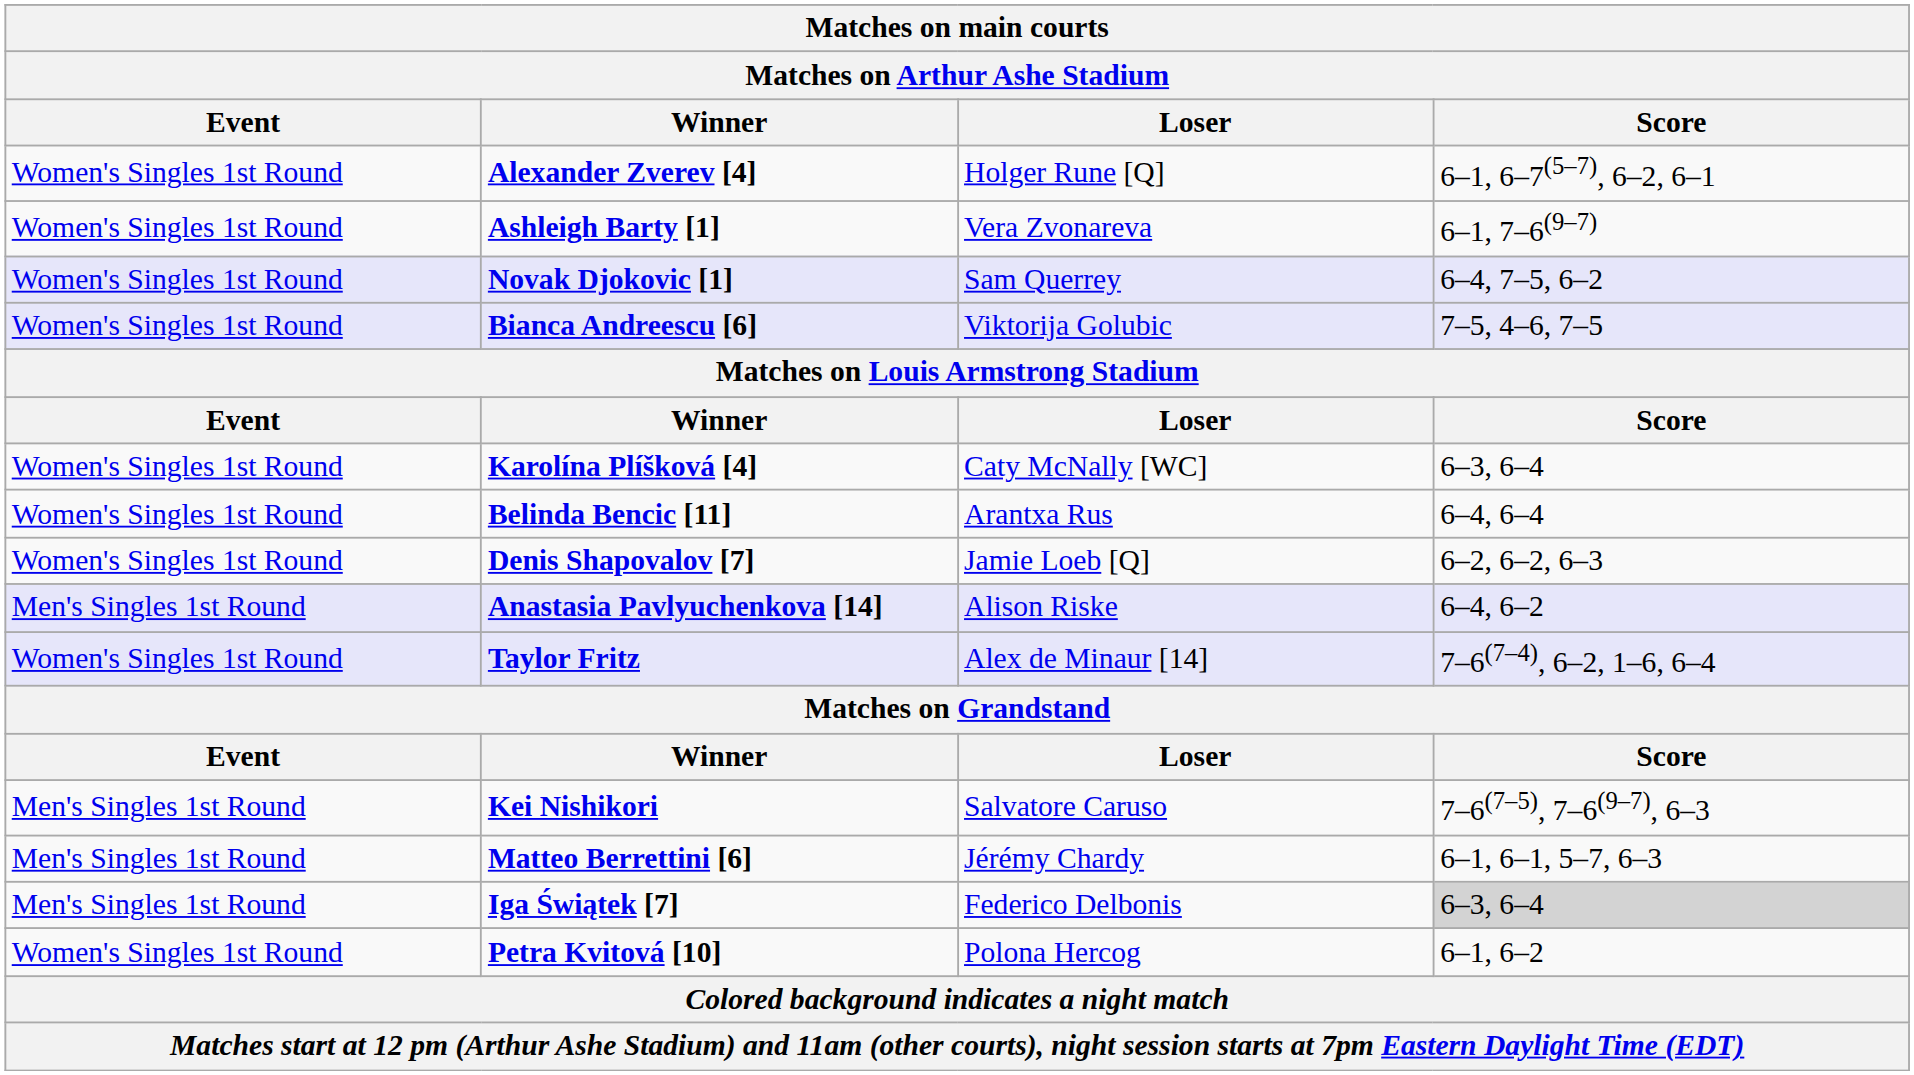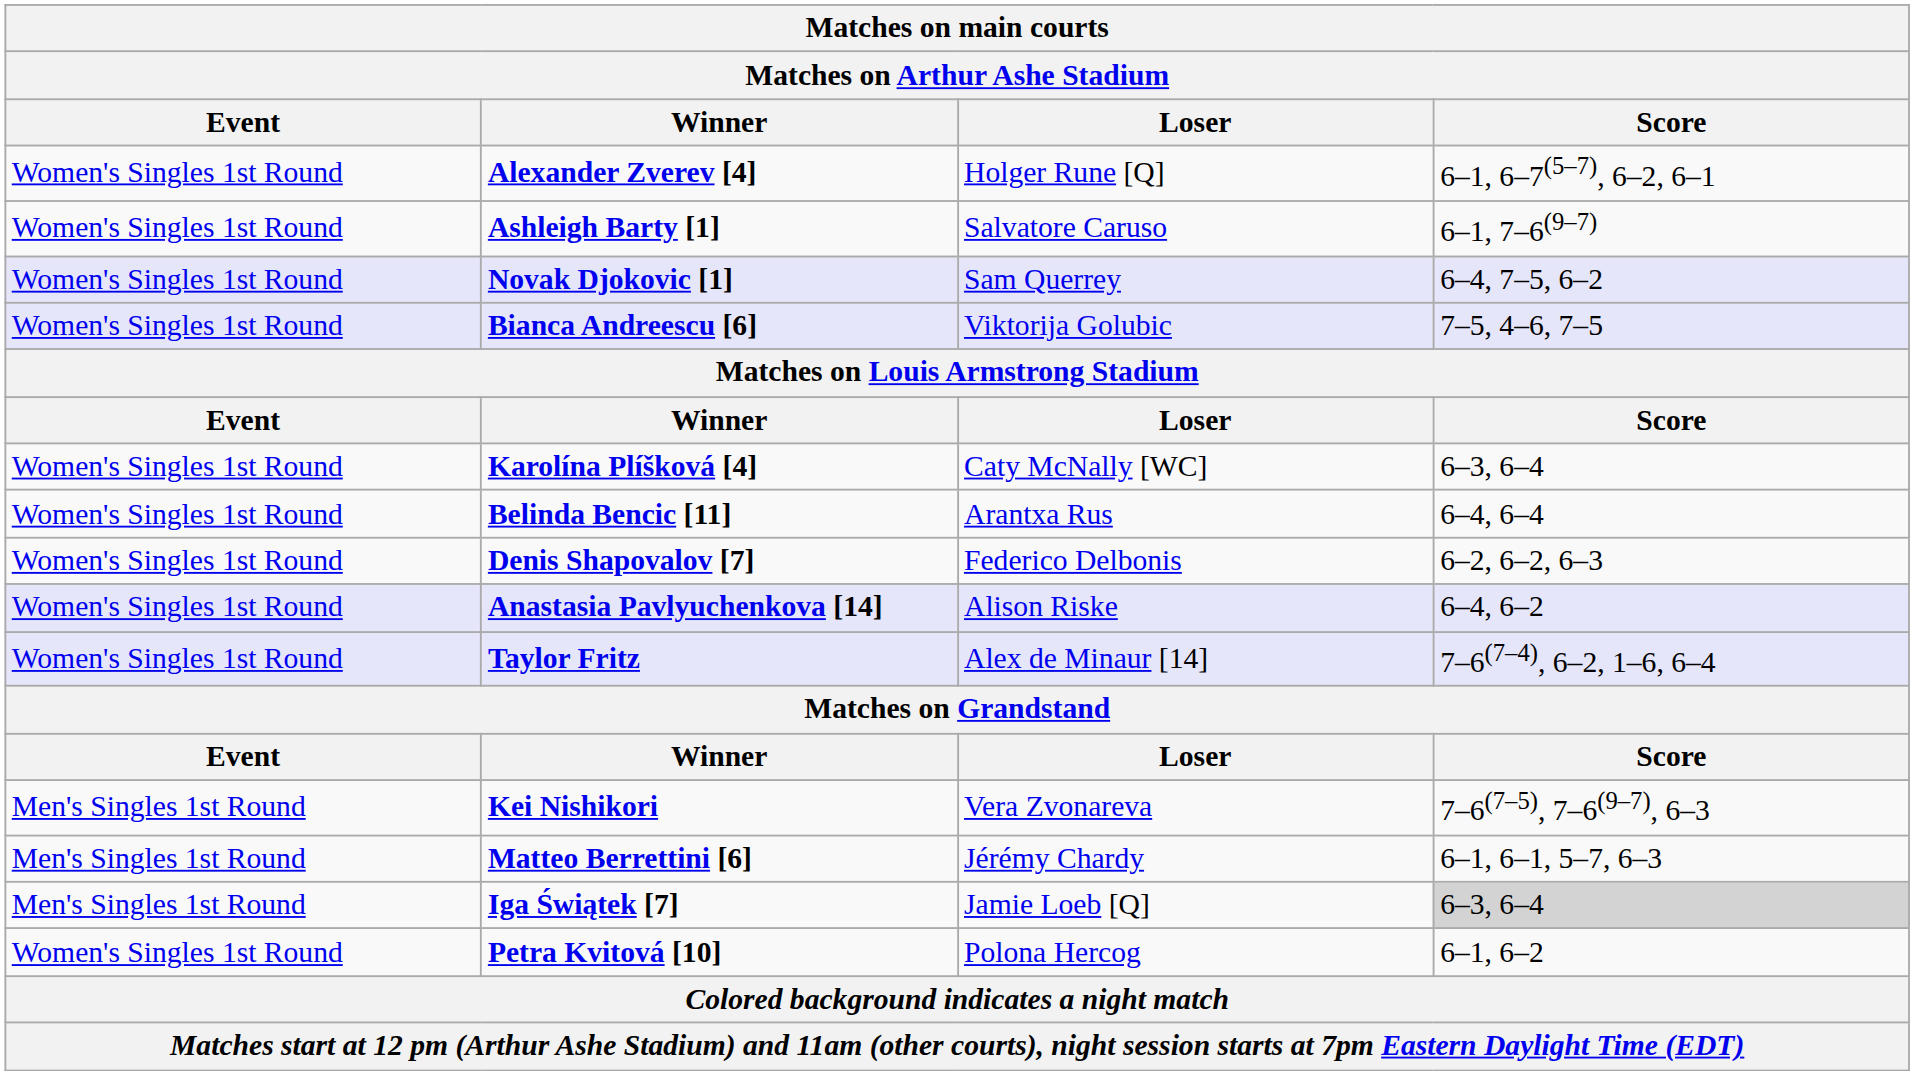(1058, 227) Vera Zvonareva -> (1066, 227) Salvatore Caruso
(1057, 560) Jamie Loeb [Q] -> (1073, 560) Federico Delbonis
(159, 607) Men's Singles 1st Round -> (177, 607) Women's Singles 1st Round
(1066, 807) Salvatore Caruso -> (1058, 807) Vera Zvonareva
(1073, 904) Federico Delbonis -> (1057, 904) Jamie Loeb [Q]
